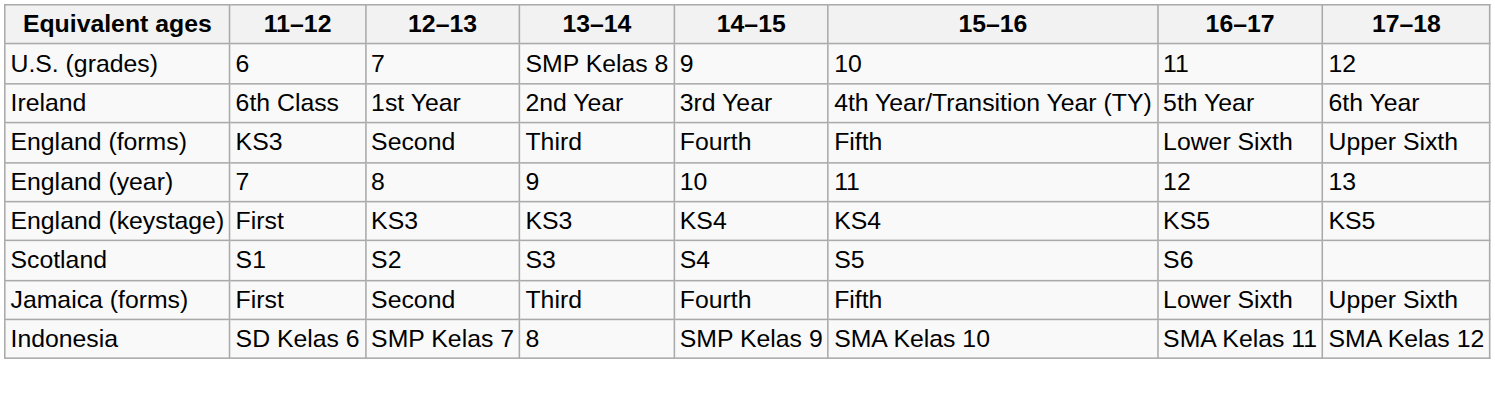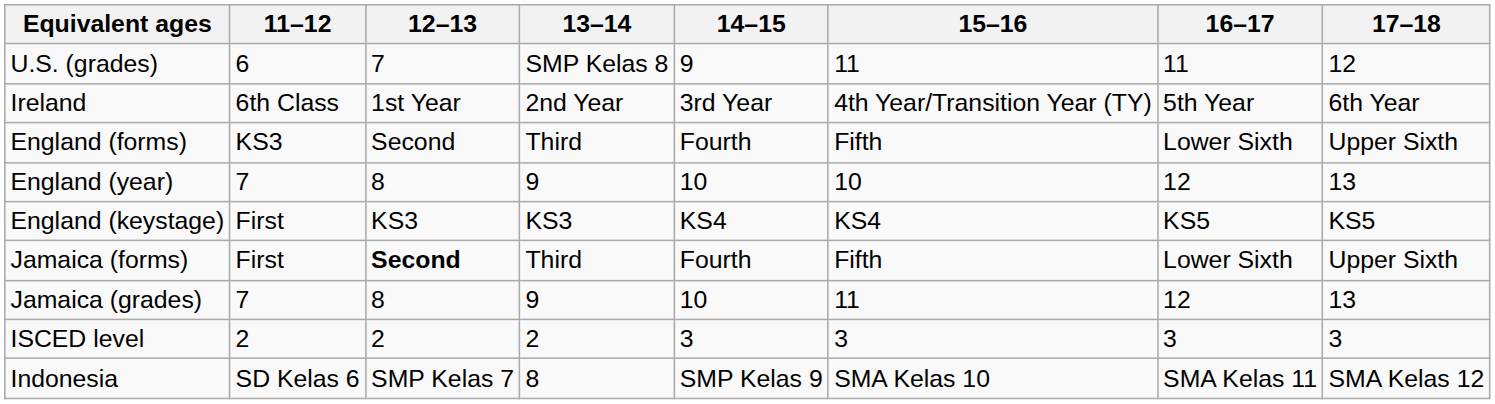(848, 63) 10 -> (847, 63) 11
(847, 181) 11 -> (848, 181) 10
- row: (59, 260)
(413, 299) normal -> (416, 260) bold
+ row: (106, 299)
+ row: (77, 338)
